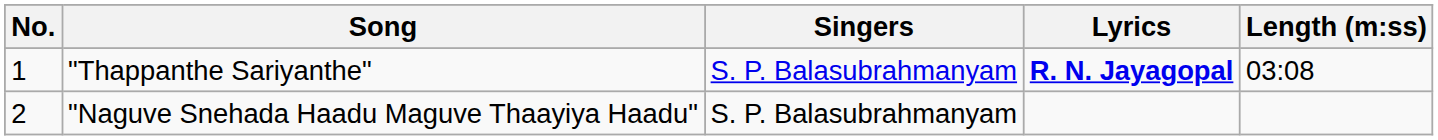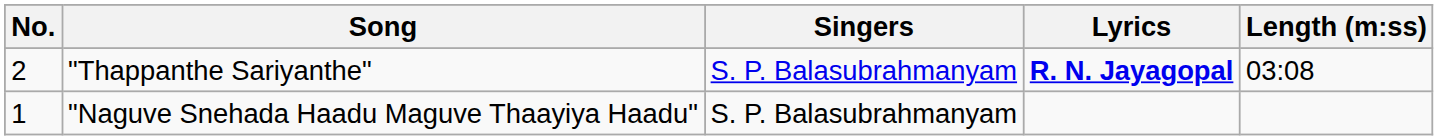(19, 70) 1 -> (19, 70) 2
(19, 113) 2 -> (19, 113) 1
